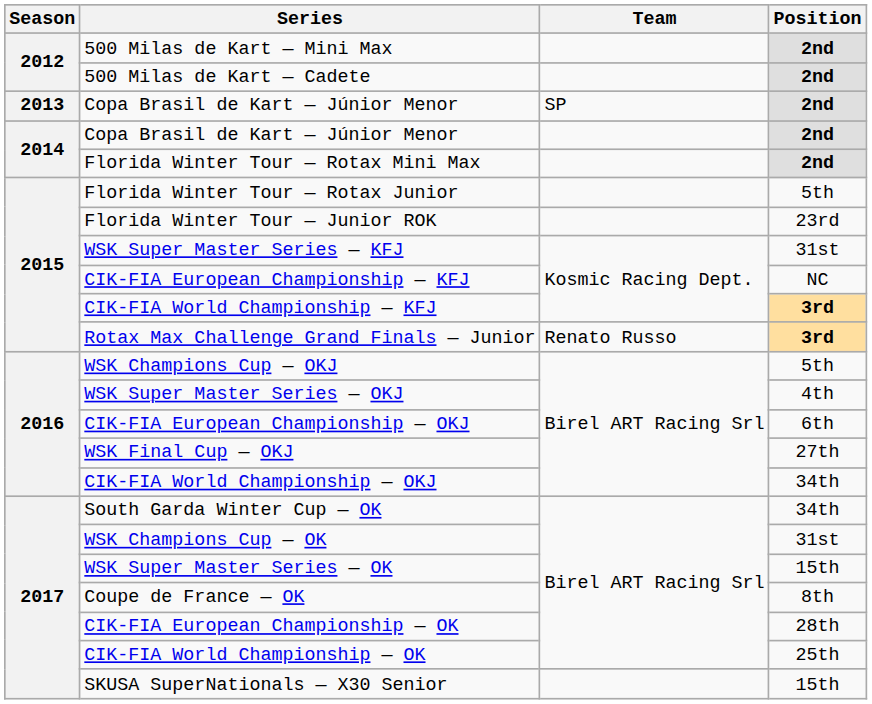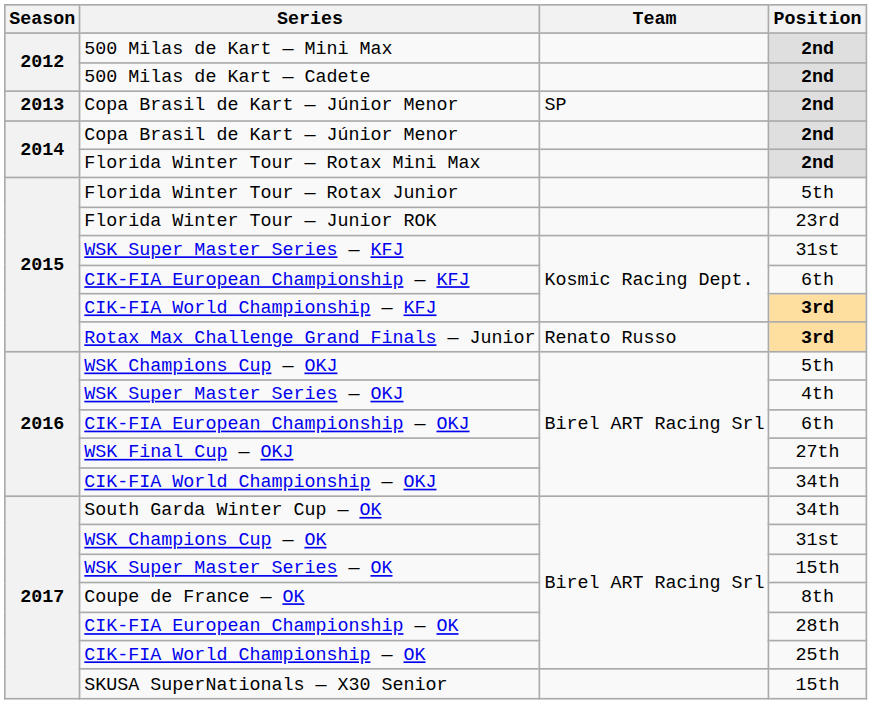(818, 279) NC -> (818, 279) 6th
